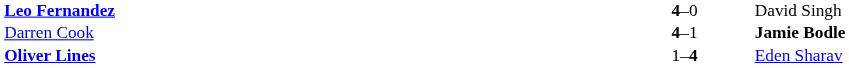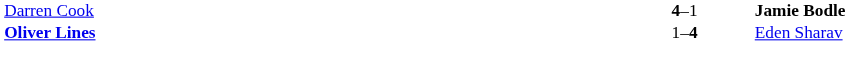- row: (60, 10)
